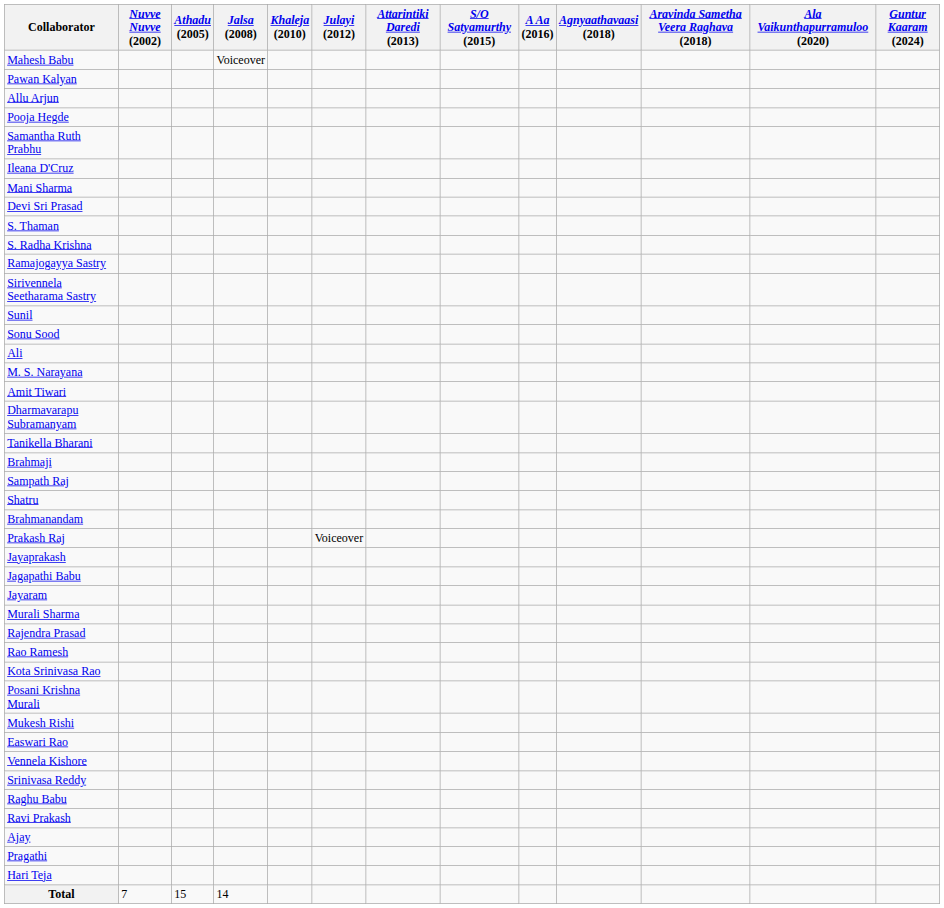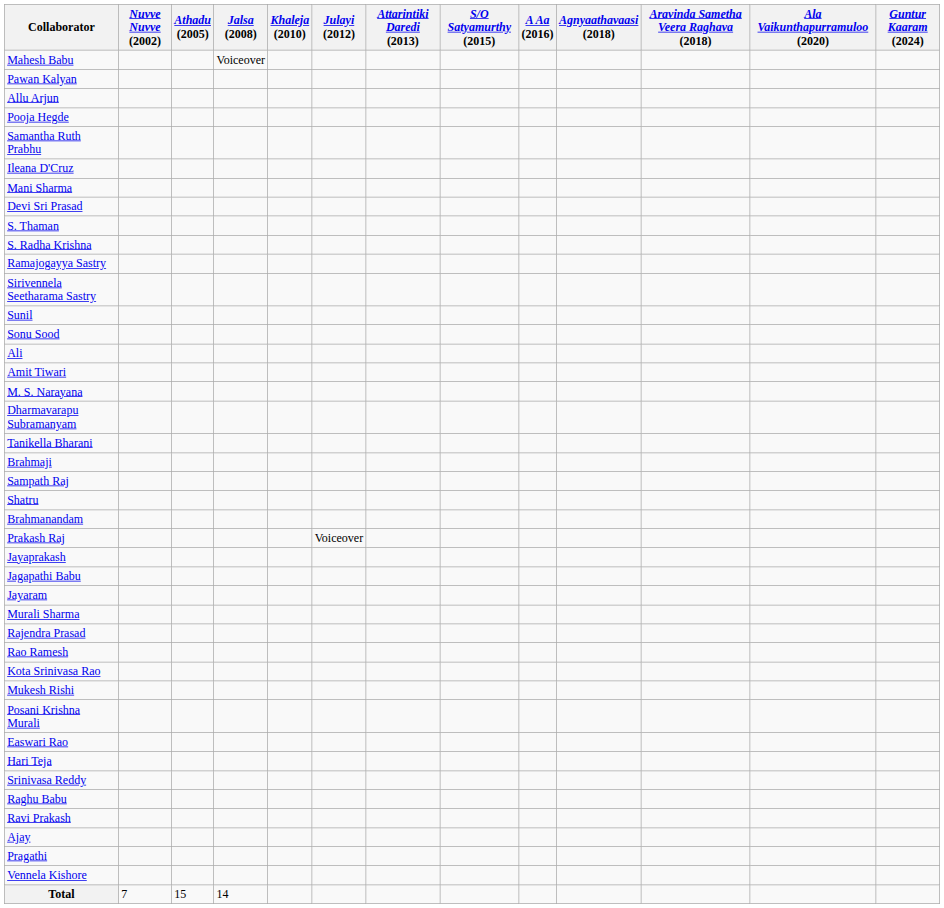rows swapped: (45, 372) <-> (37, 391)
rows swapped: (41, 723) <-> (44, 697)
rows swapped: (47, 761) <-> (29, 875)
